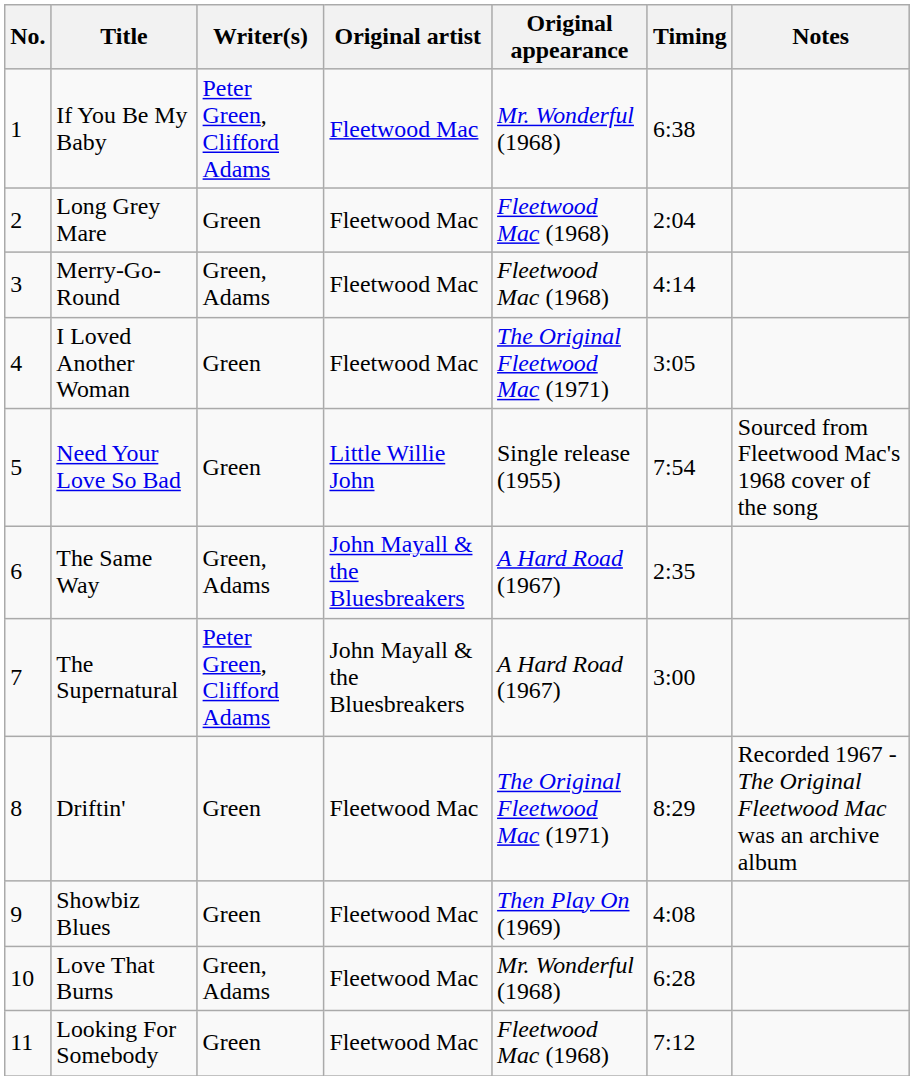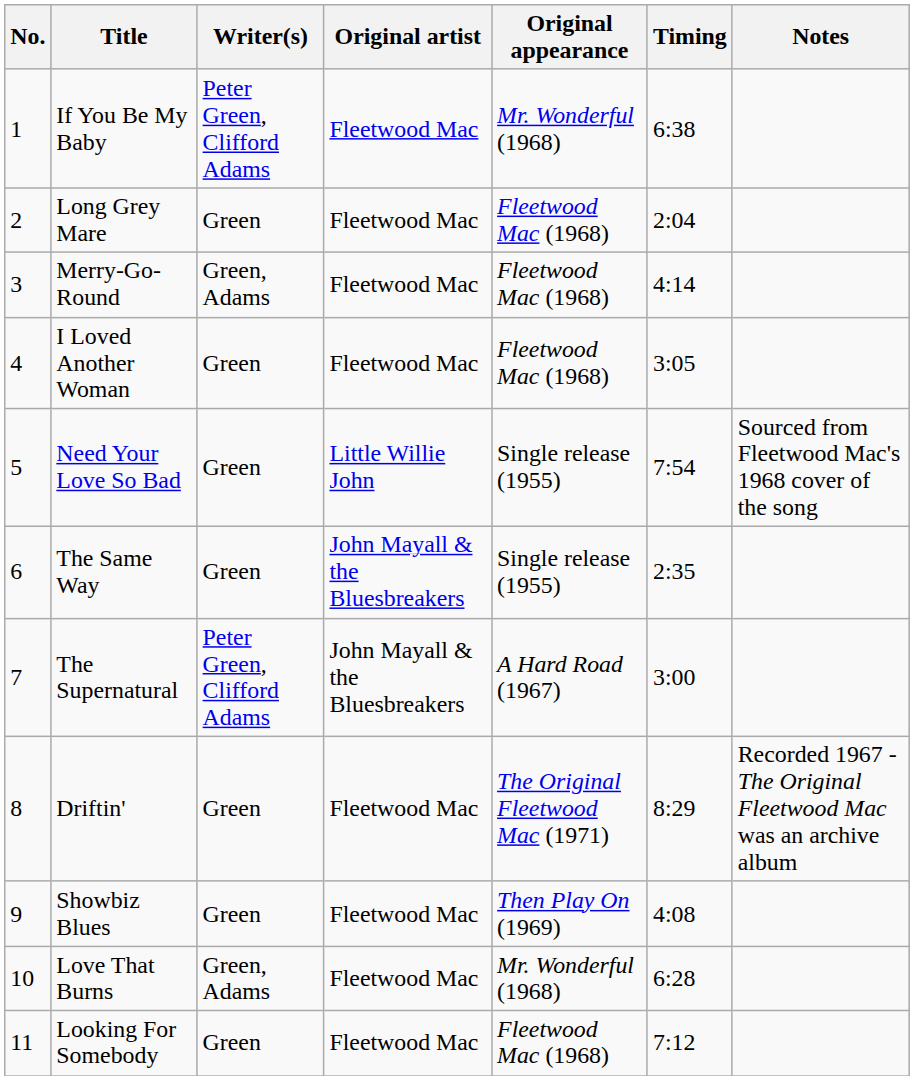(559, 362) The Original Fleetwood Mac (1971) -> (553, 362) Fleetwood Mac (1968)
(236, 572) Green, Adams -> (232, 572) Green
(560, 572) A Hard Road (1967) -> (564, 572) Single release (1955)
